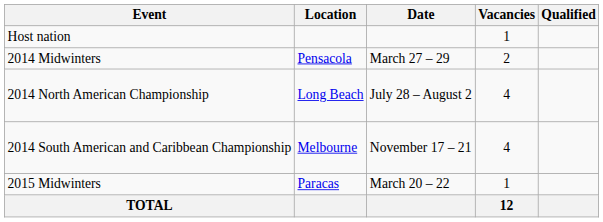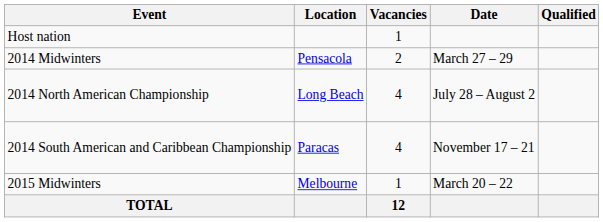columns swapped: (421, 15) <-> (507, 15)
(327, 147) Melbourne -> (318, 147) Paracas
(318, 184) Paracas -> (327, 184) Melbourne
